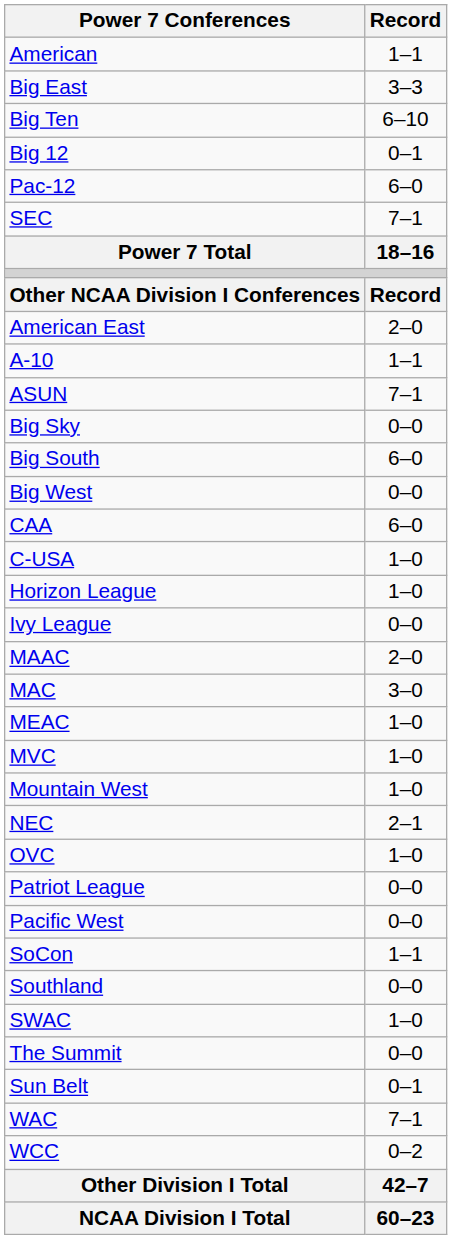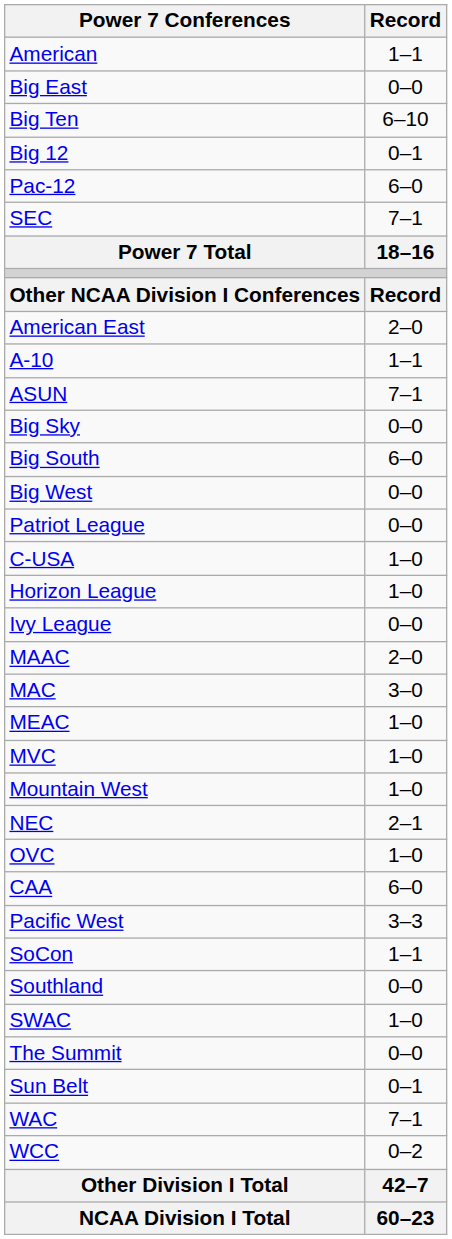(405, 86) 3–3 -> (405, 86) 0–0
rows swapped: (31, 525) <-> (77, 888)
(405, 921) 0–0 -> (405, 921) 3–3
